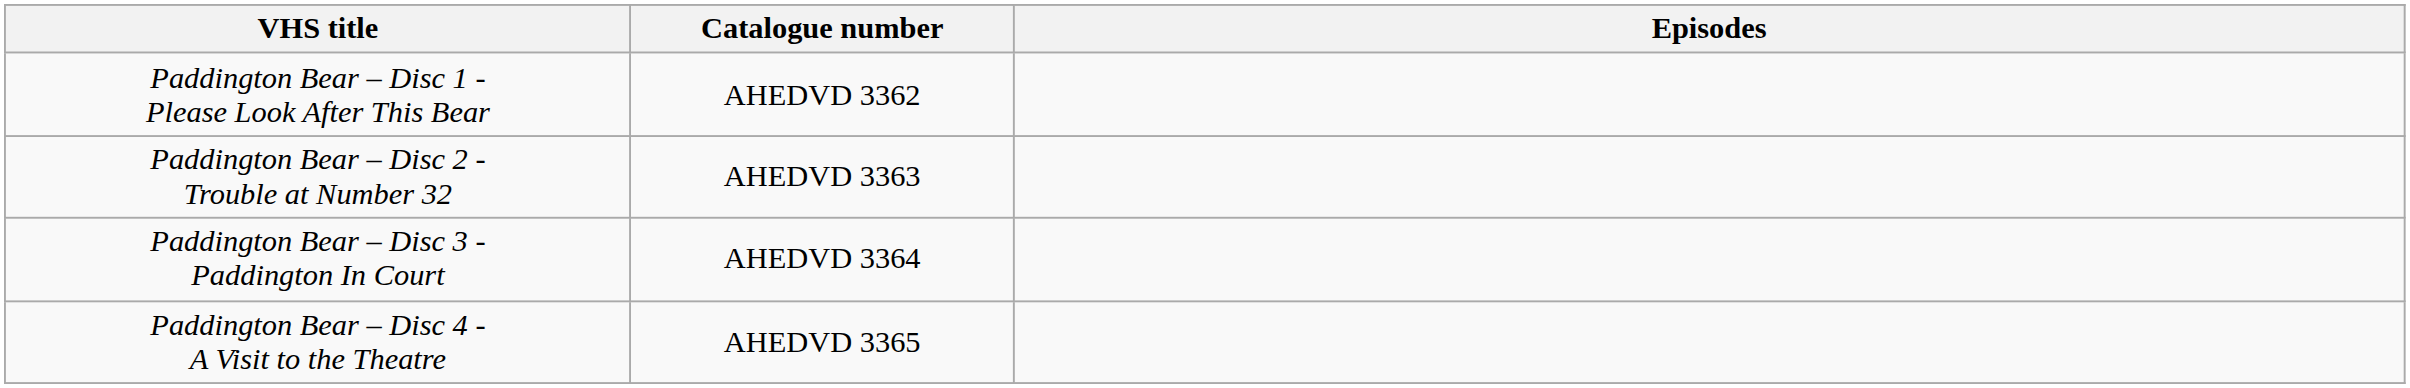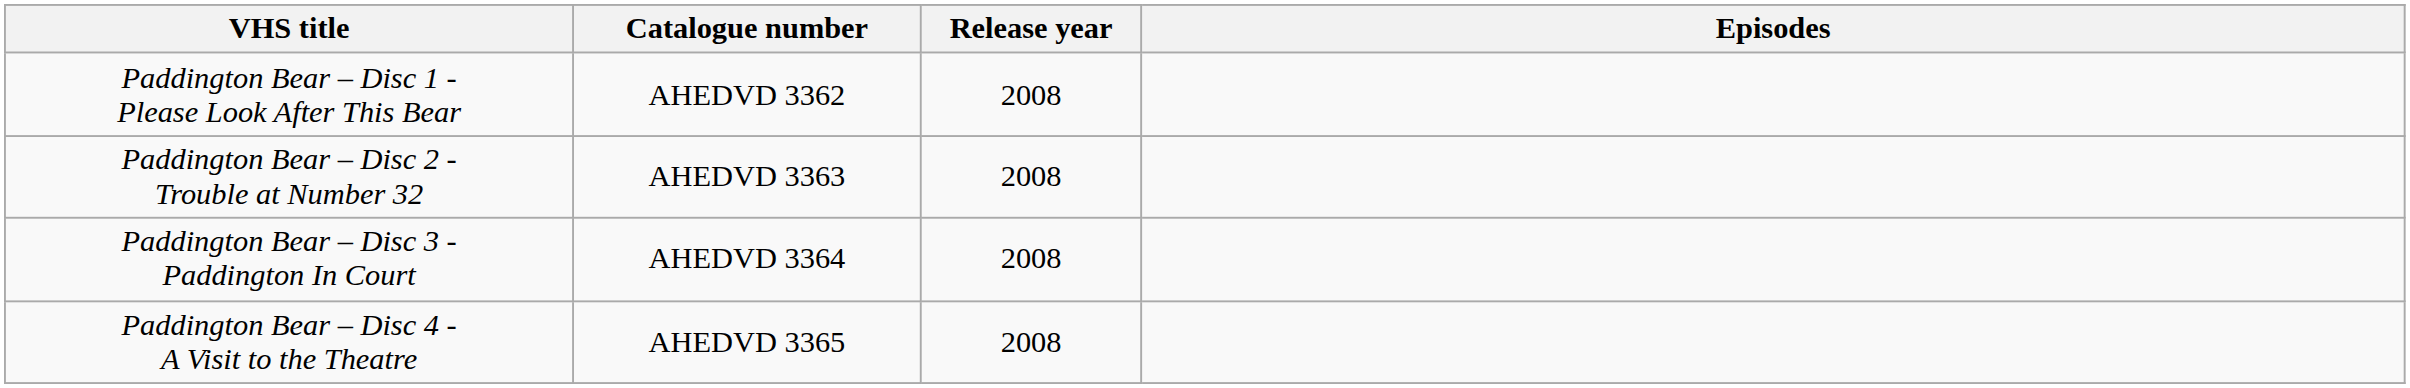+ column: (1031, 28)
